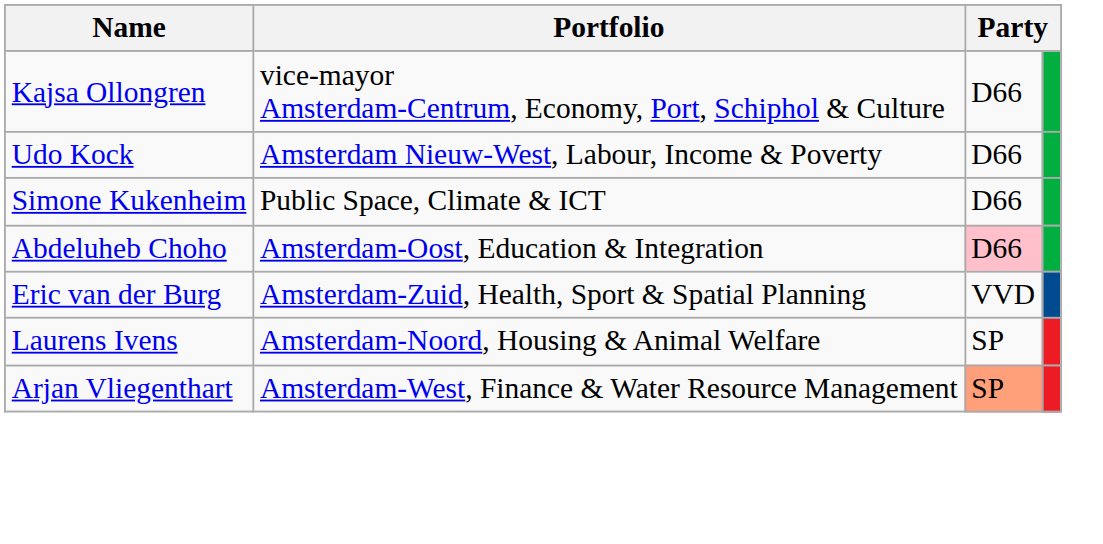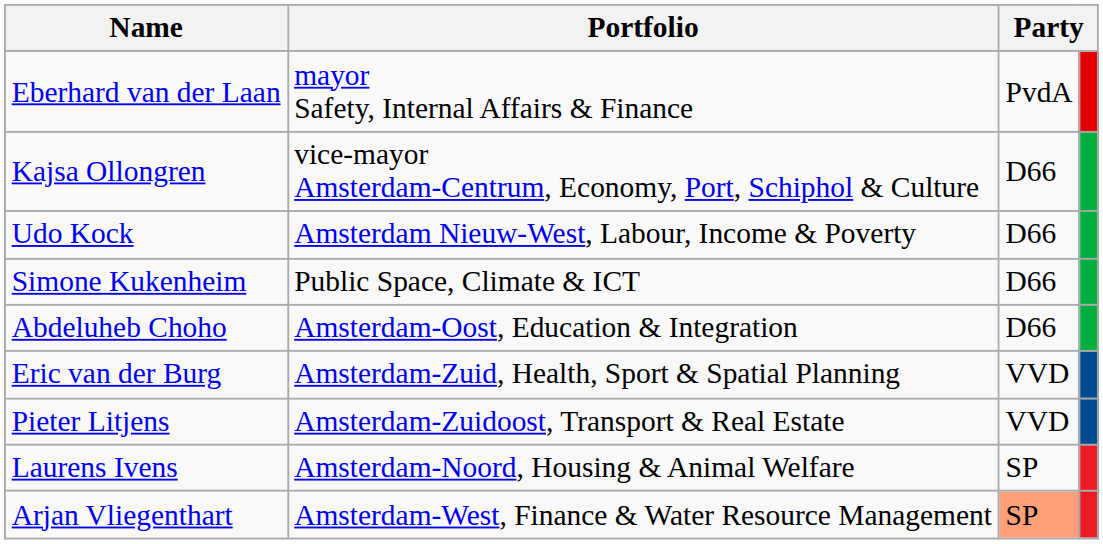+ row: (146, 91)
(997, 247) pink background -> (1031, 327) no background
+ row: (91, 420)
